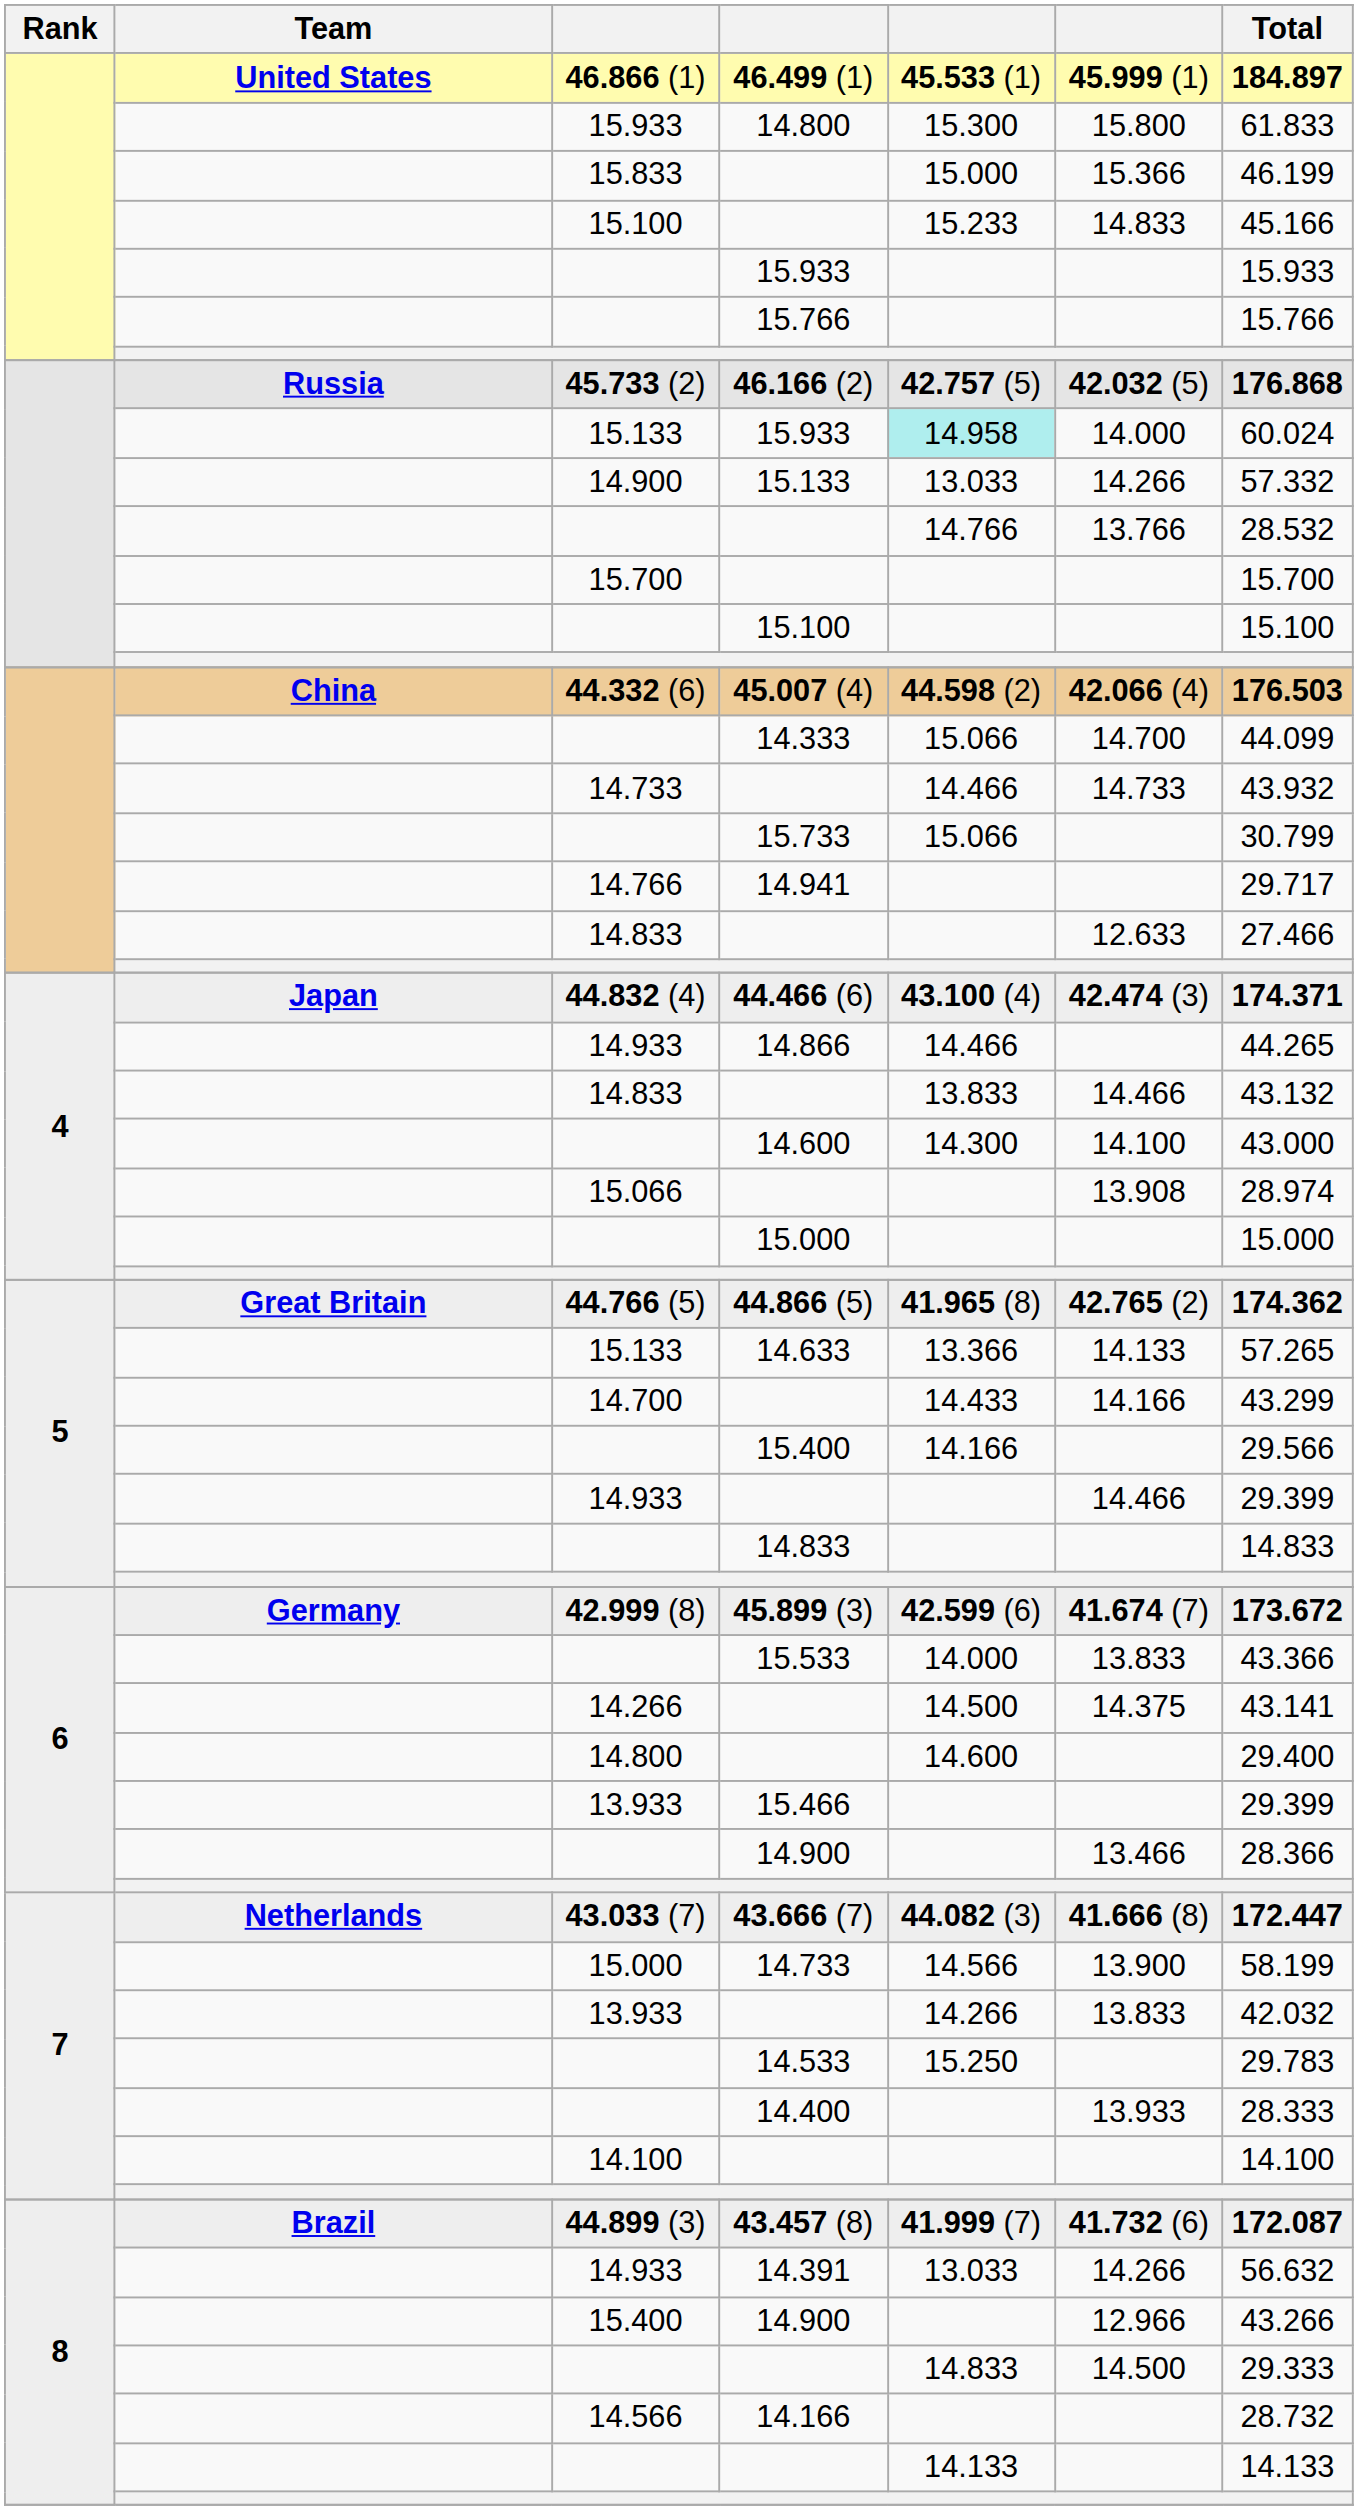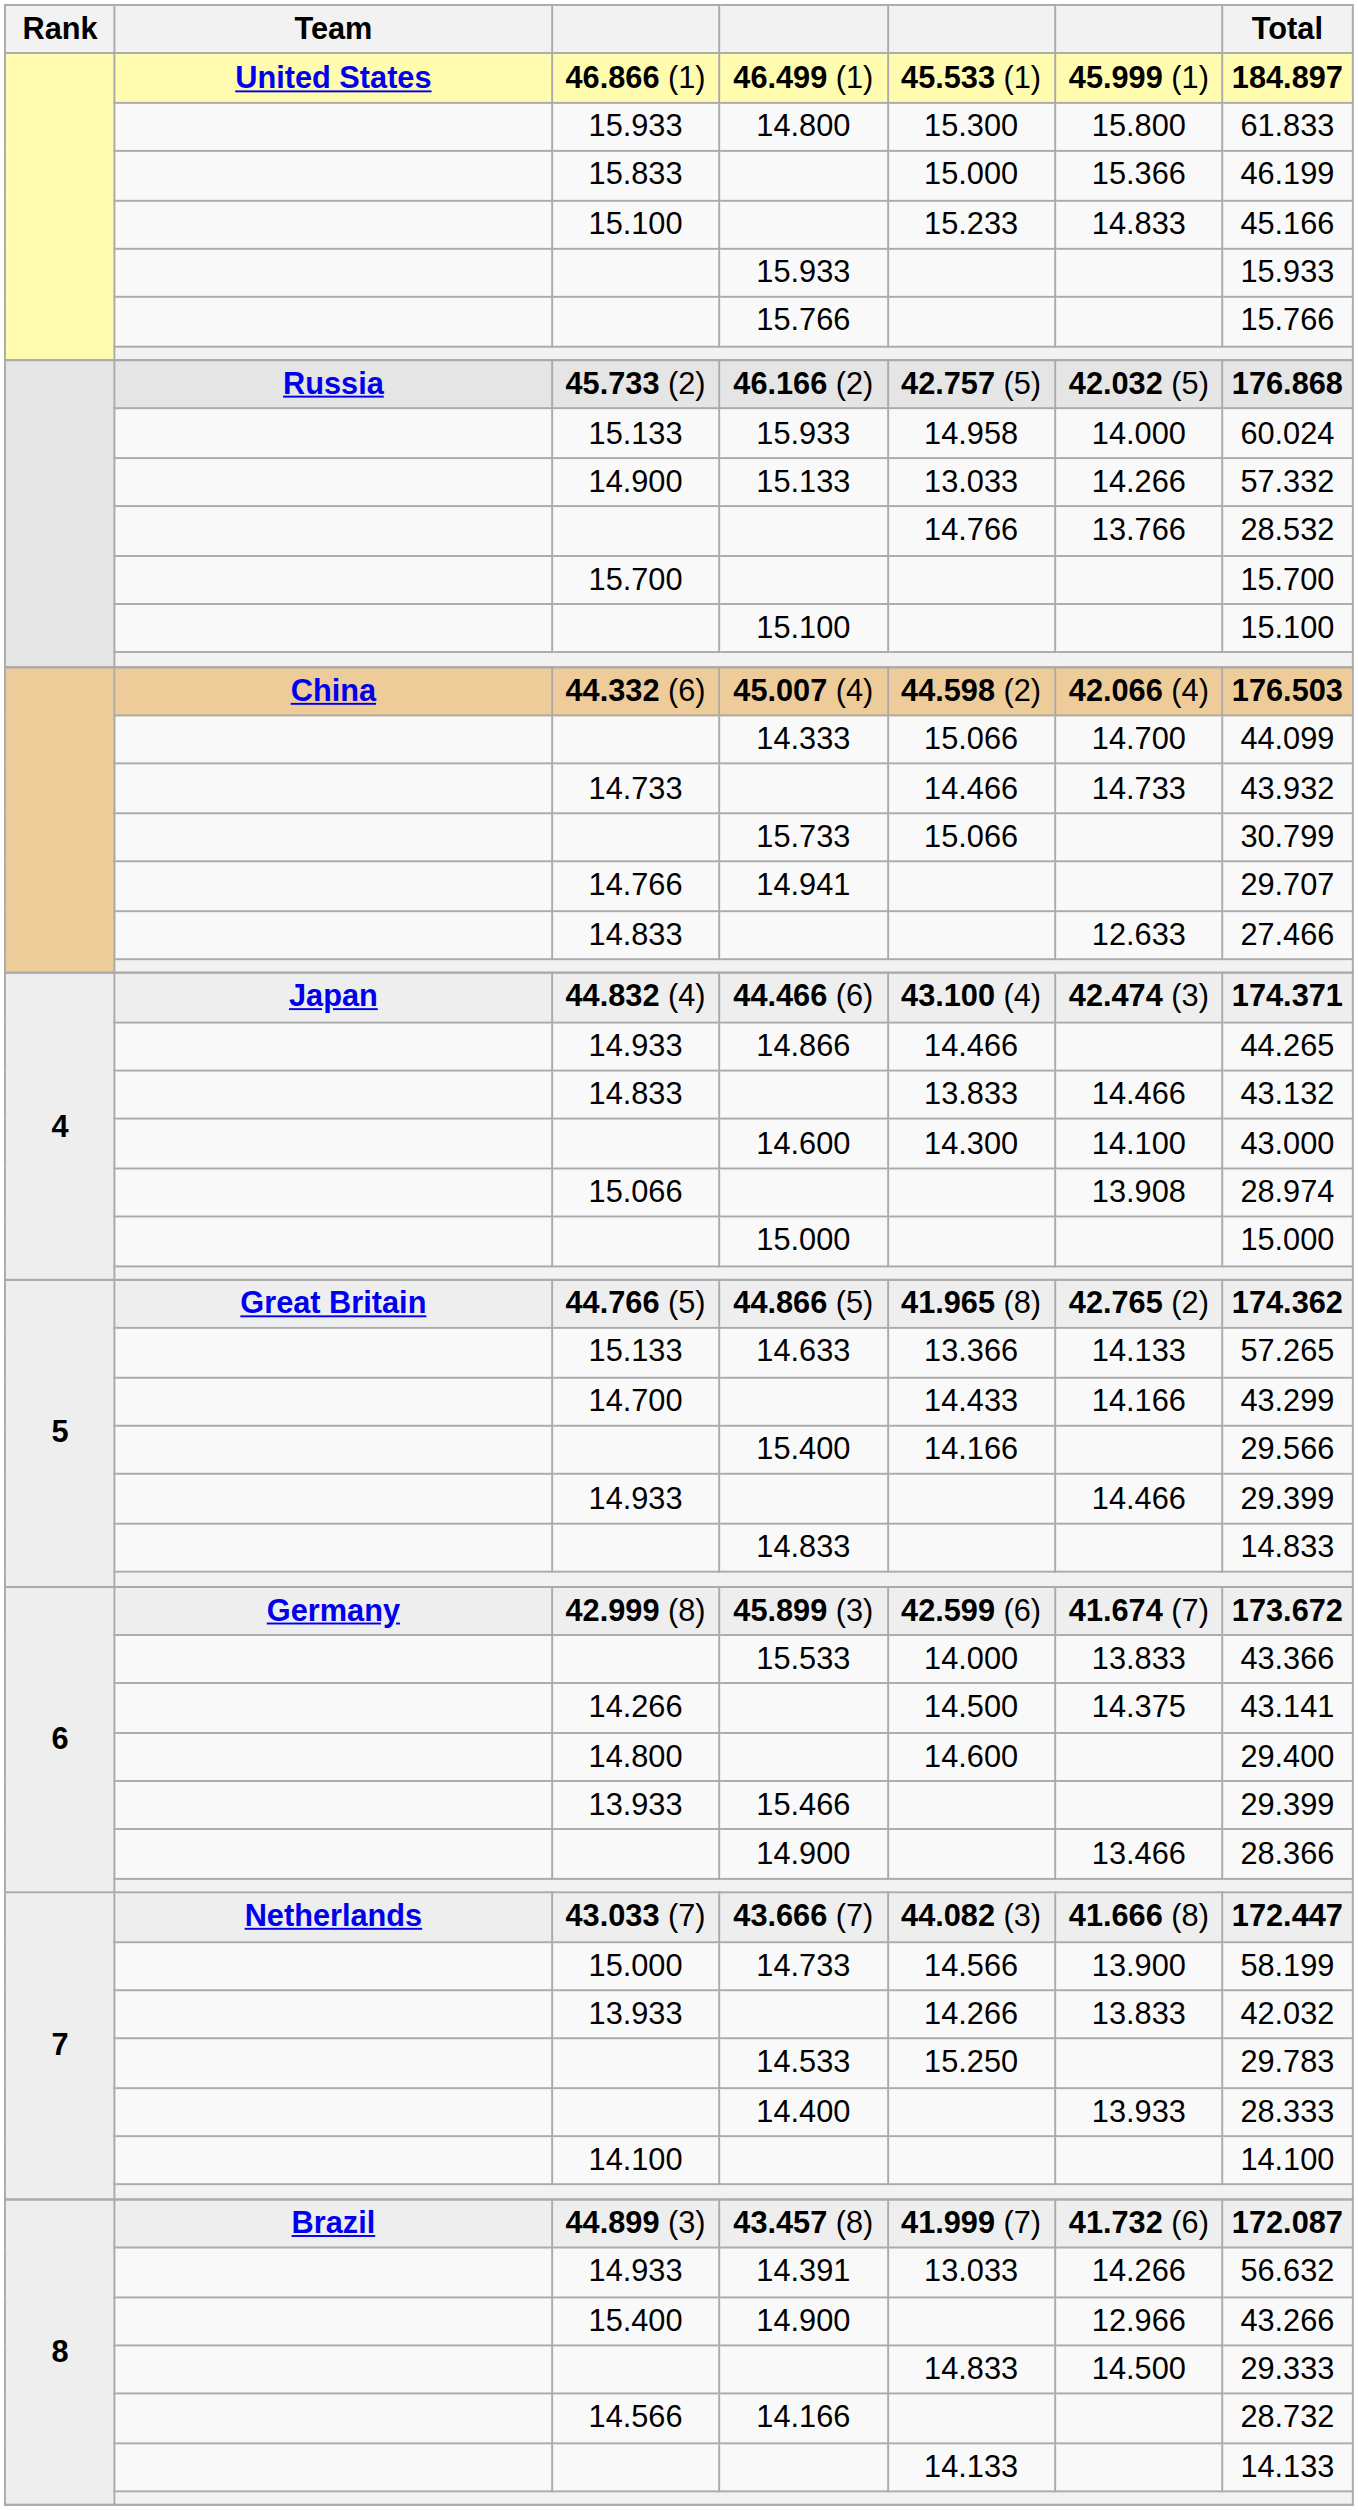(971, 432) paleturquoise background -> (971, 432) no background
(1287, 885) 29.717 -> (1287, 885) 29.707
